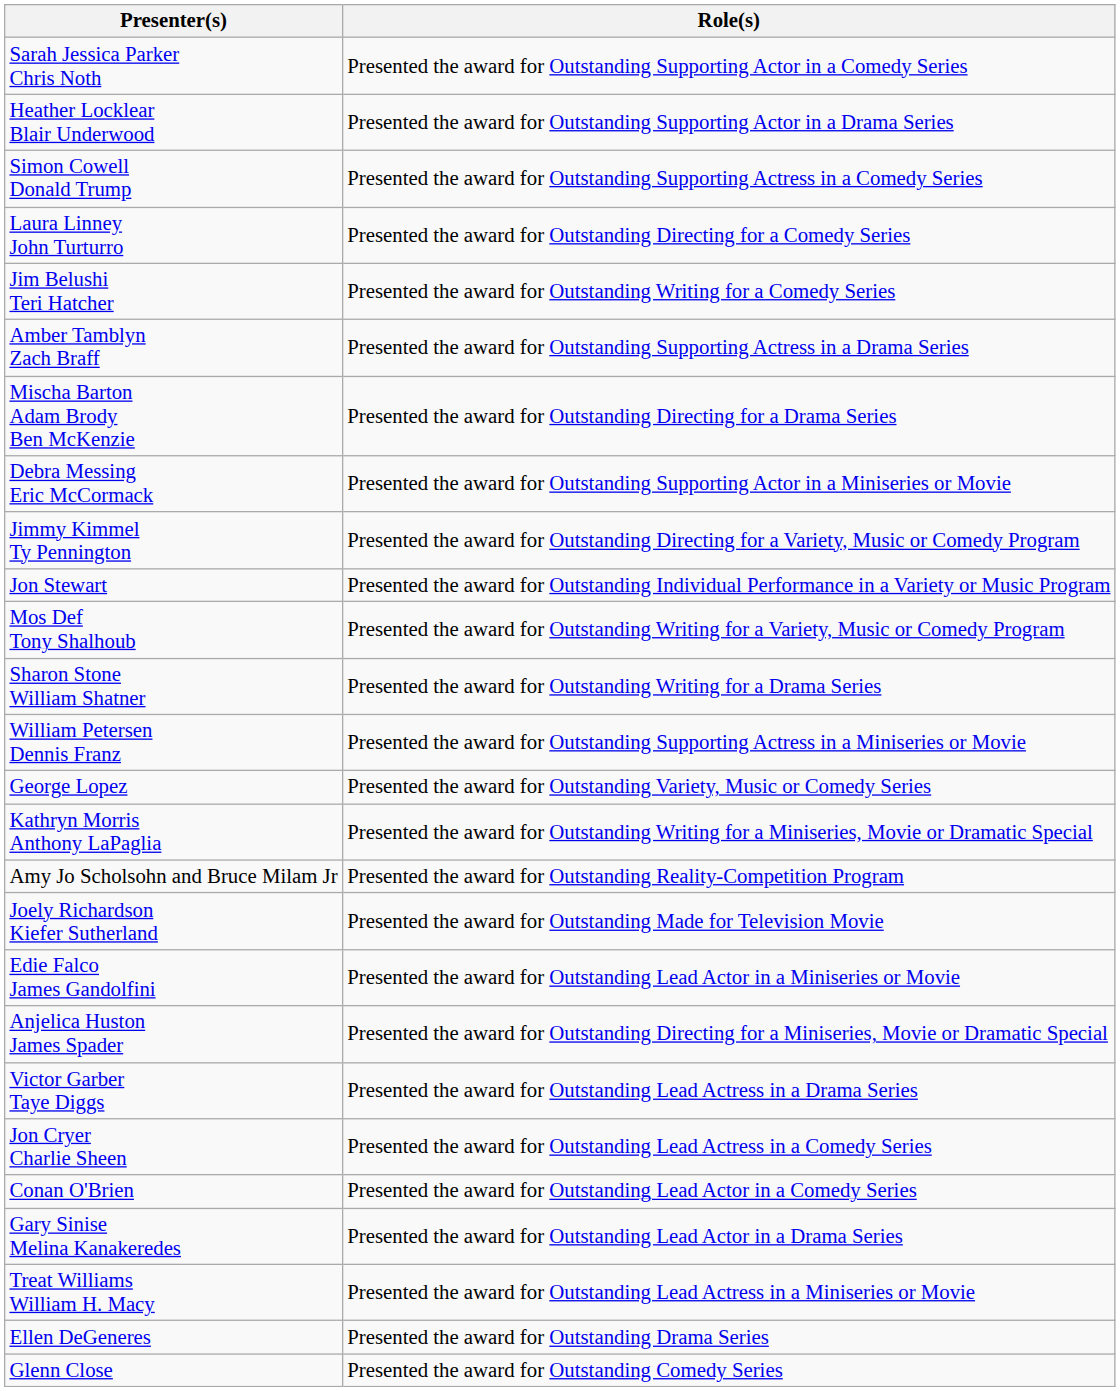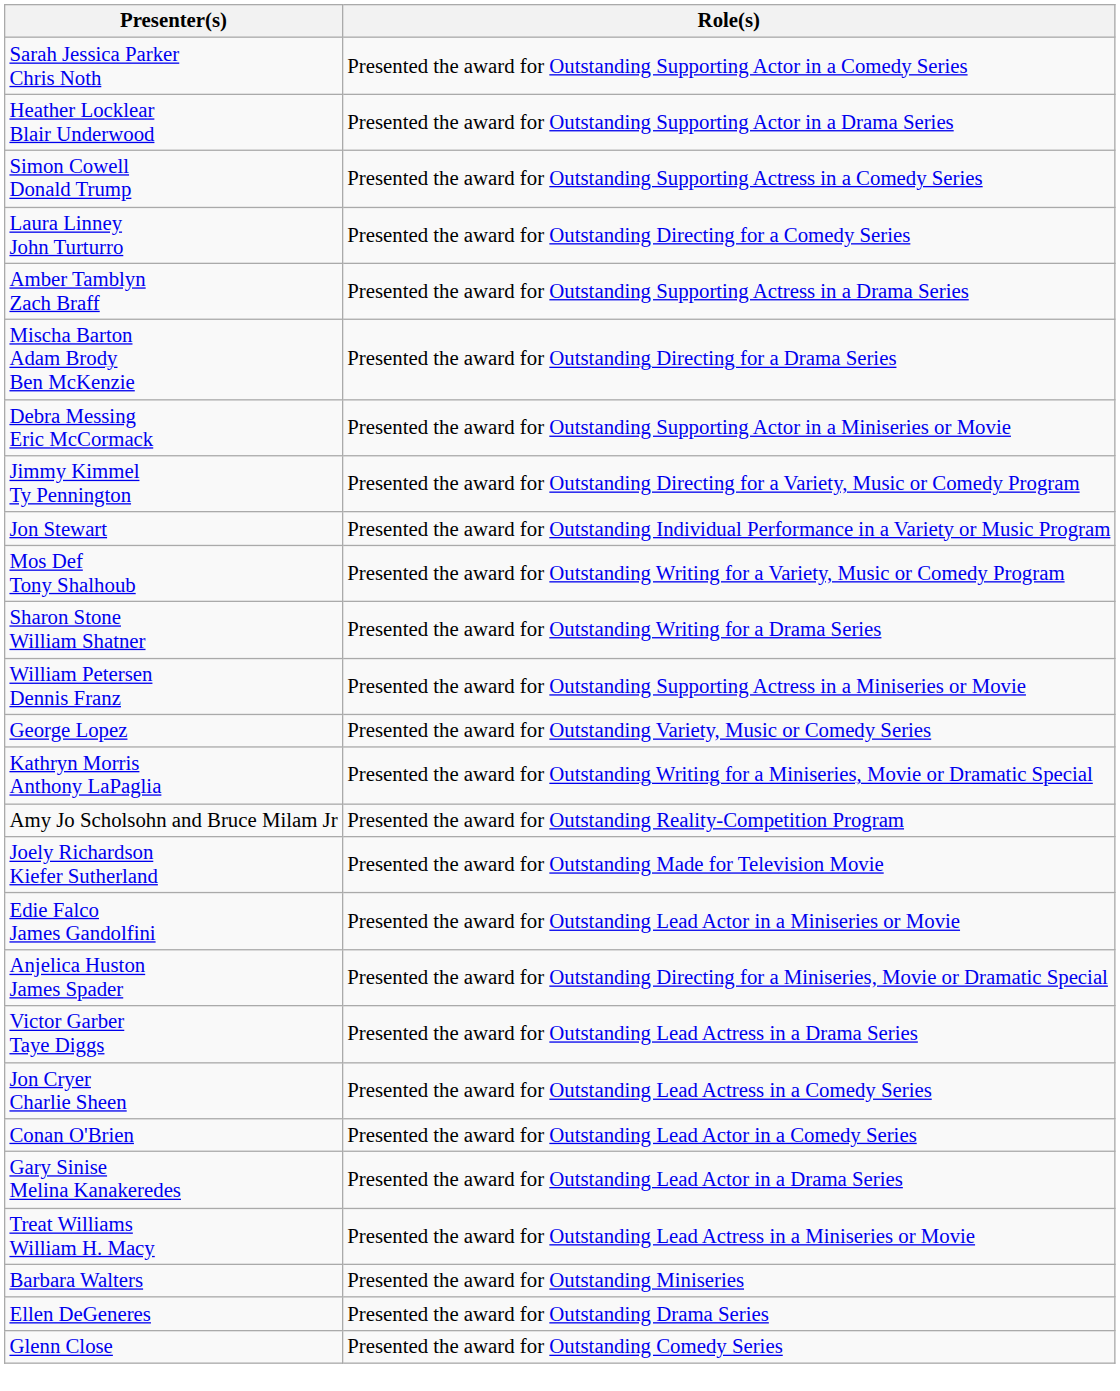- row: (62, 291)
+ row: (76, 1280)
